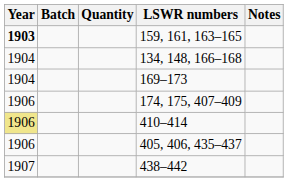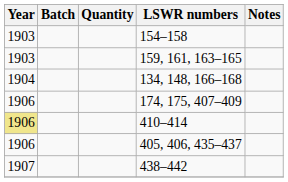+ row: (164, 36)
(21, 36) bold -> (21, 58) normal
- row: (164, 79)
